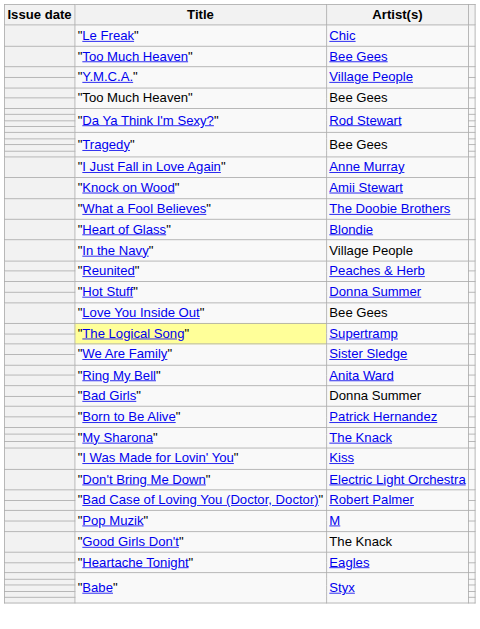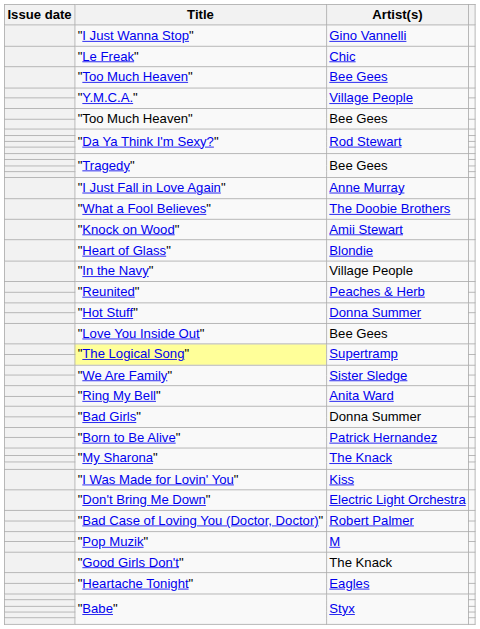+ row: (136, 35)
rows swapped: (144, 208) <-> (129, 188)
